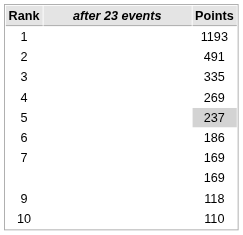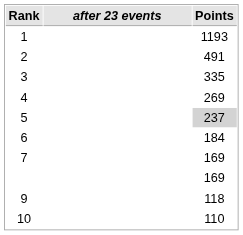(214, 138) 186 -> (214, 138) 184
